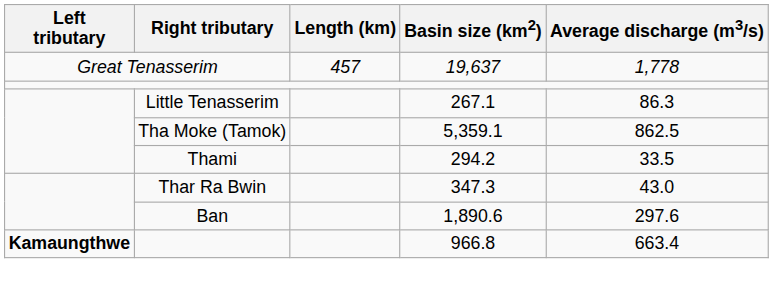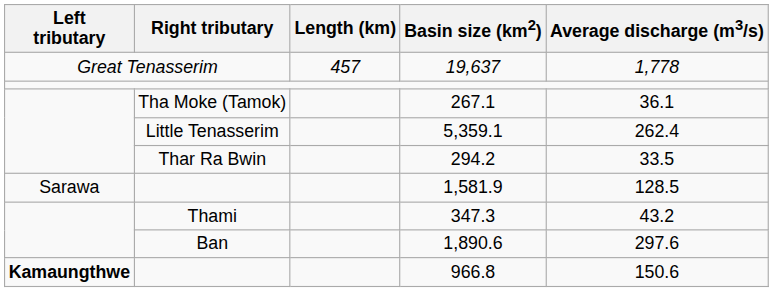(212, 103) Little Tenasserim -> (212, 103) Tha Moke (Tamok)
(657, 103) 86.3 -> (657, 103) 36.1
(212, 131) Tha Moke (Tamok) -> (212, 131) Little Tenasserim
(657, 131) 862.5 -> (657, 131) 262.4
(212, 159) Thami -> (212, 159) Thar Ra Bwin
+ row: (473, 187)
(212, 187) Thar Ra Bwin -> (212, 215) Thami
(657, 187) 43.0 -> (657, 215) 43.2
(657, 243) 663.4 -> (657, 272) 150.6
